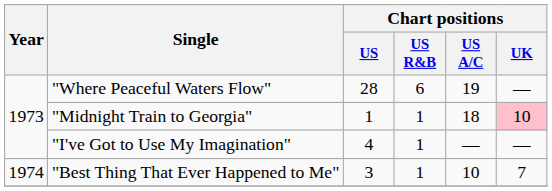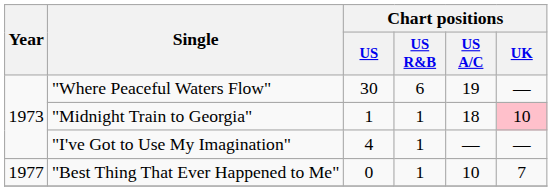(369, 88) 28 -> (369, 88) 30
(26, 172) 1974 -> (26, 172) 1977
(369, 172) 3 -> (369, 172) 0
